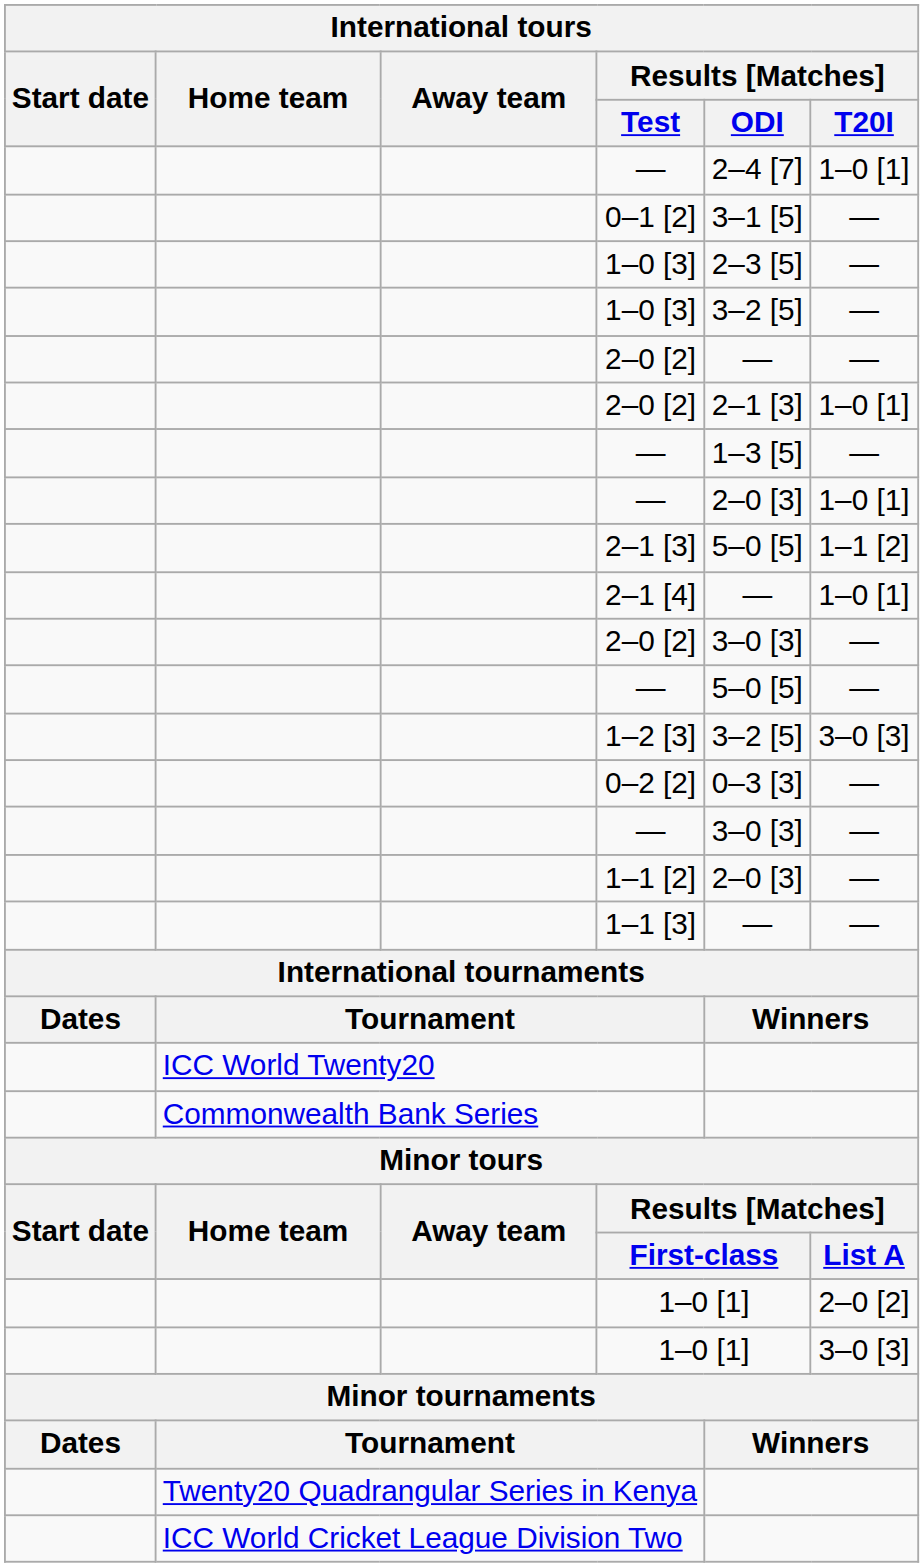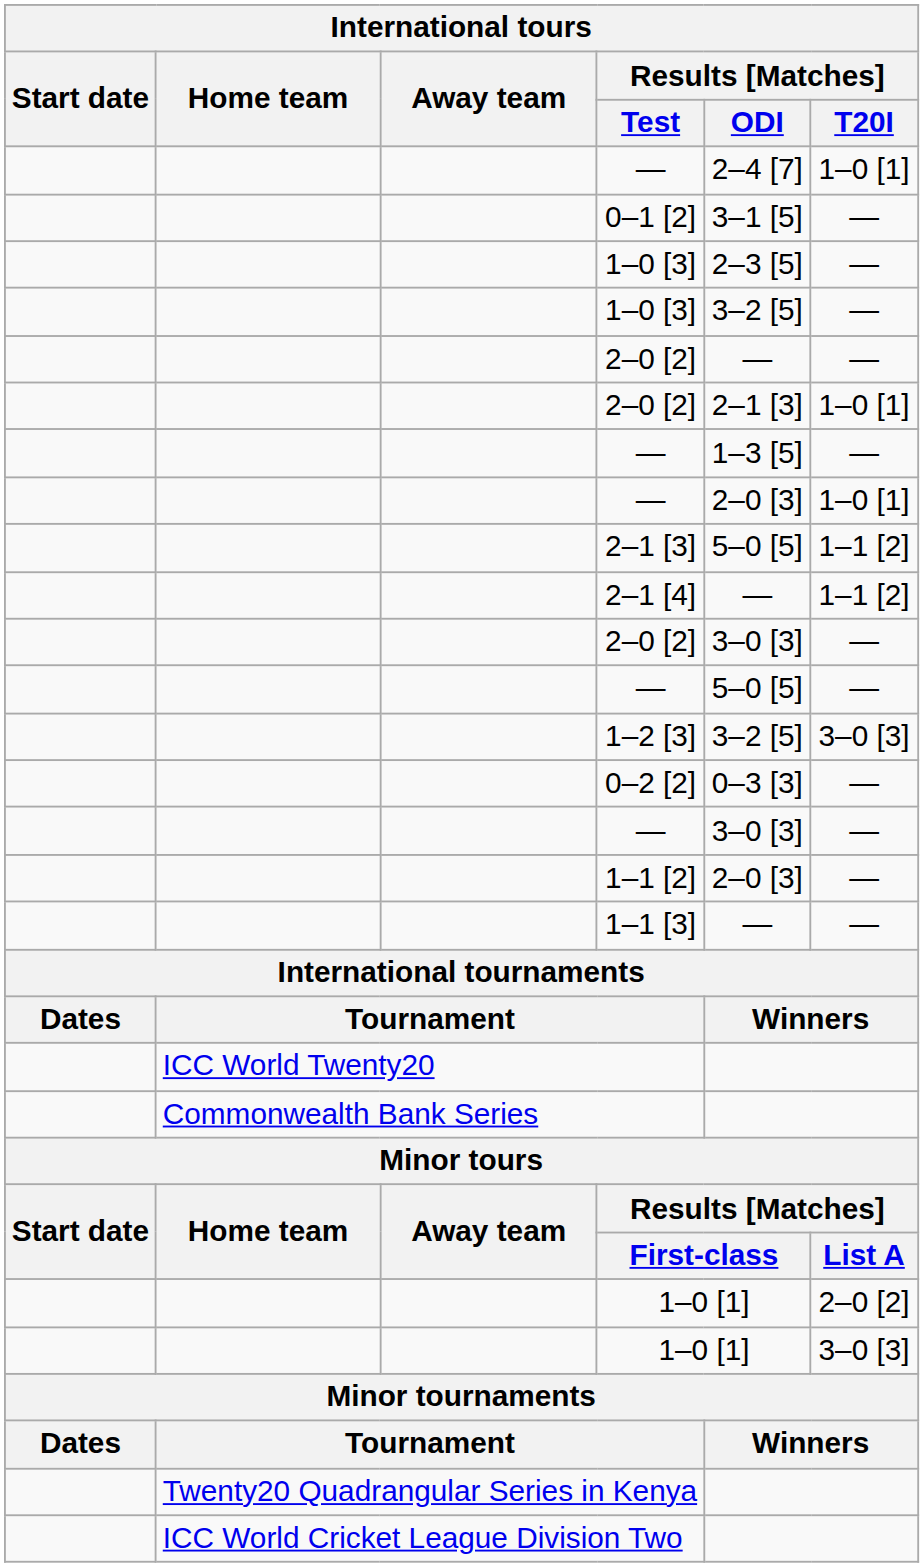(864, 594) 1–0 [1] -> (864, 594) 1–1 [2]
